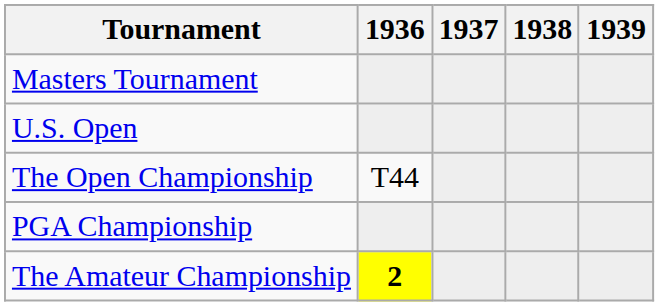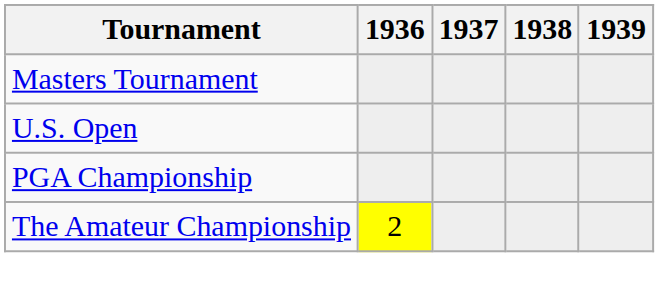- row: (162, 177)
(395, 276) bold -> (395, 226) normal
